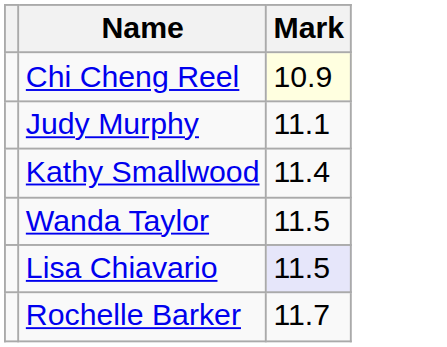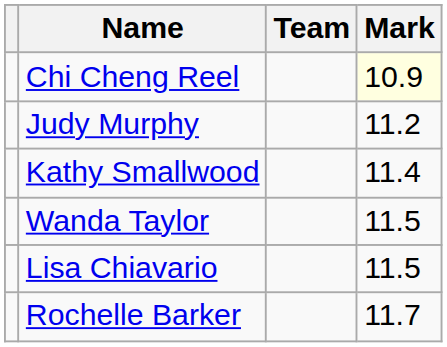+ column: (312, 28)
(302, 124) 11.1 -> (392, 124) 11.2
(302, 268) lavender background -> (392, 268) no background
